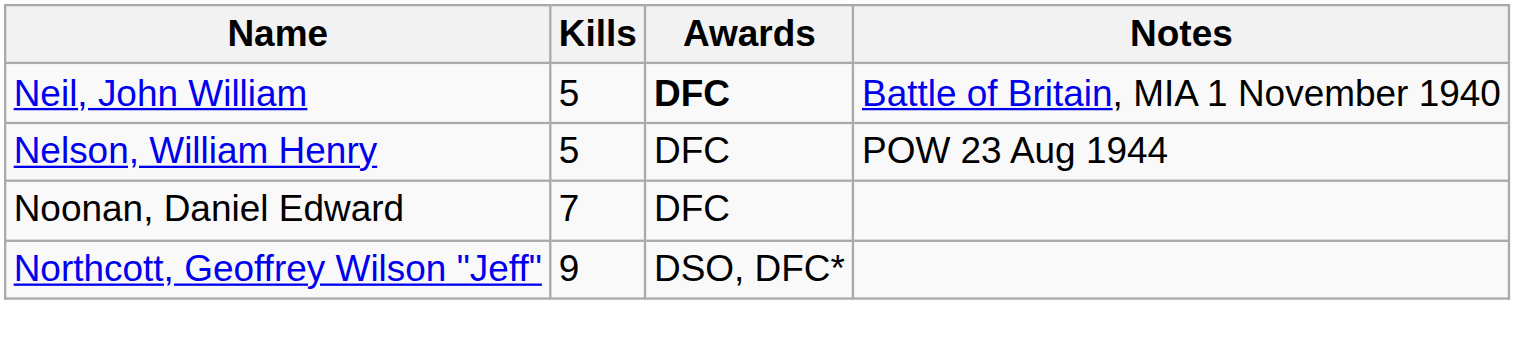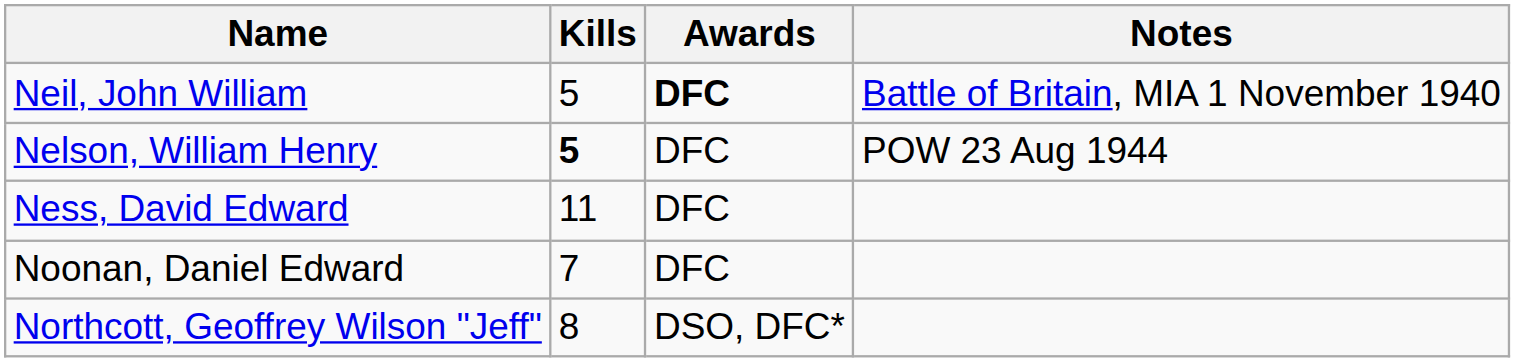(569, 151) normal -> (569, 151) bold
+ row: (181, 209)
(569, 268) 9 -> (569, 326) 8
